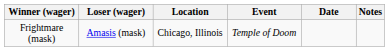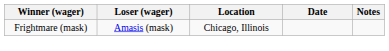- column: (264, 12)
